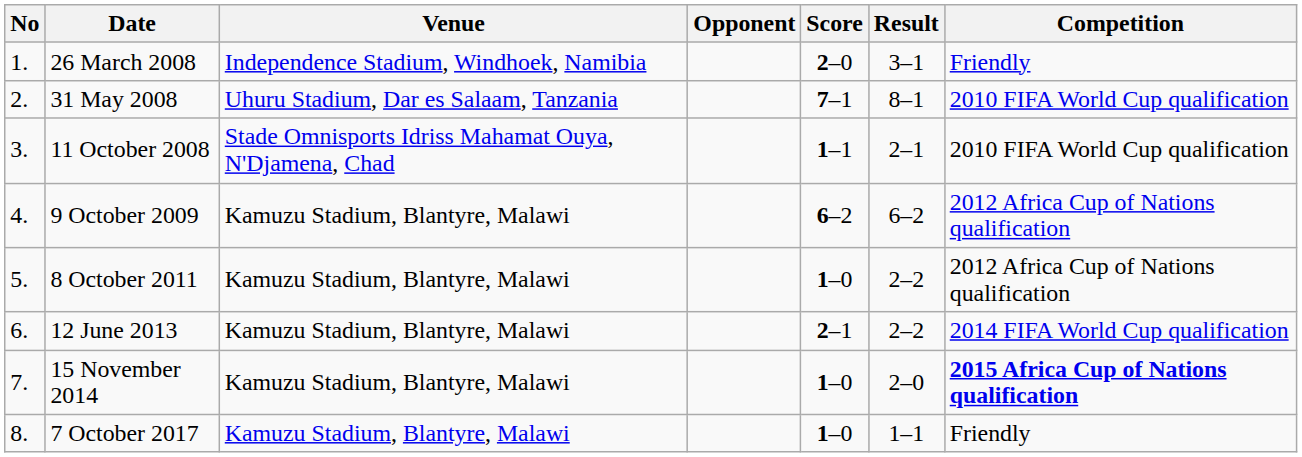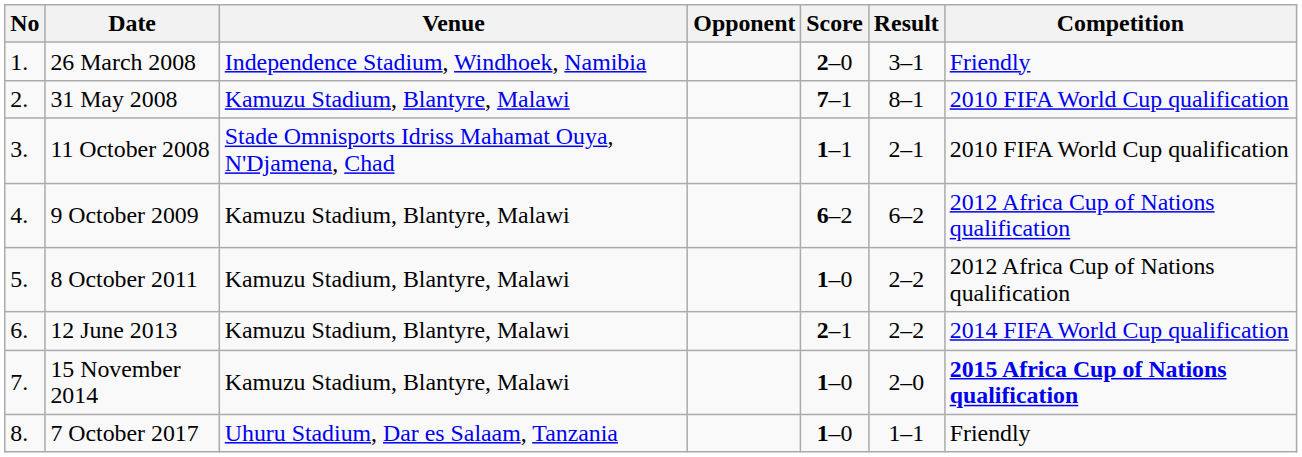(421, 99) Uhuru Stadium, Dar es Salaam, Tanzania -> (397, 99) Kamuzu Stadium, Blantyre, Malawi
(397, 433) Kamuzu Stadium, Blantyre, Malawi -> (421, 433) Uhuru Stadium, Dar es Salaam, Tanzania
